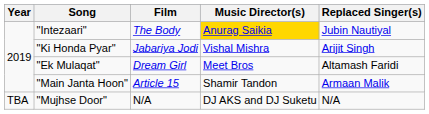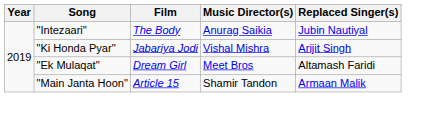(237, 30) gold background -> (237, 30) no background
- row: (72, 100)
